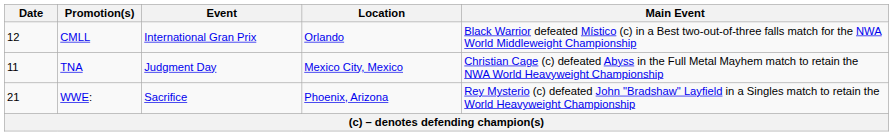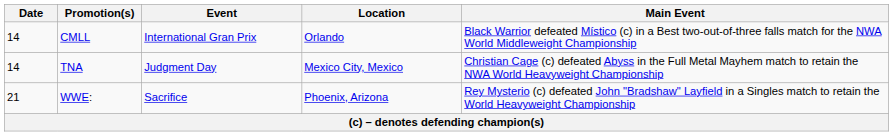(13, 37) 12 -> (13, 37) 14
(13, 67) 11 -> (13, 67) 14
